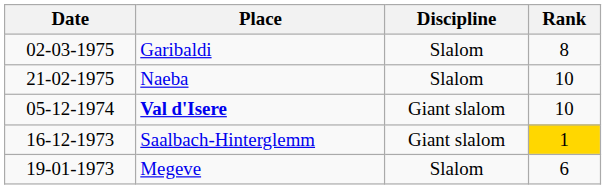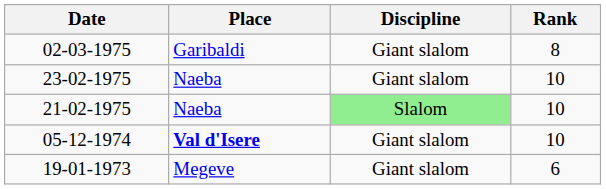(457, 49) Slalom -> (421, 49) Giant slalom
+ row: (87, 79)
(457, 79) no background -> (421, 109) lightgreen background
- row: (70, 139)
(457, 169) Slalom -> (421, 169) Giant slalom
